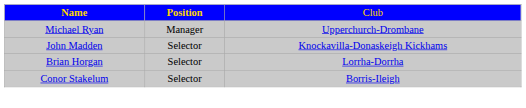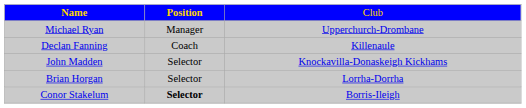+ row: (74, 45)
(185, 78) normal -> (185, 95) bold
